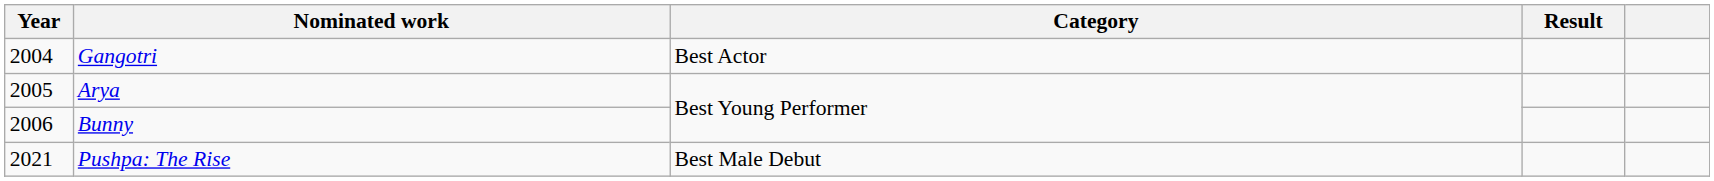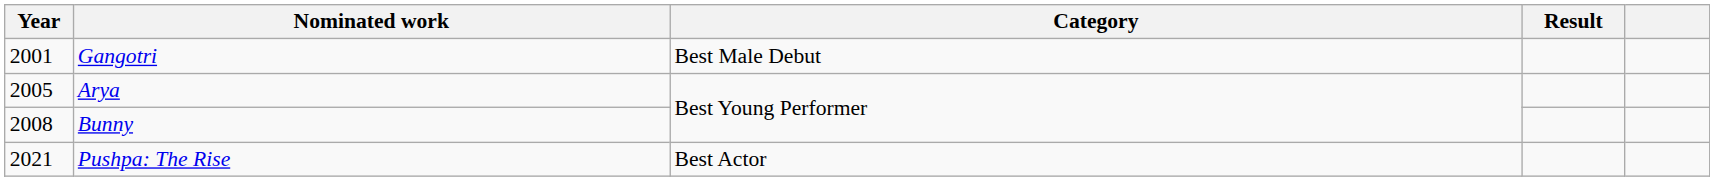(31, 55) 2004 -> (31, 55) 2001
(721, 55) Best Actor -> (748, 55) Best Male Debut
(31, 124) 2006 -> (31, 124) 2008
(748, 158) Best Male Debut -> (721, 158) Best Actor
